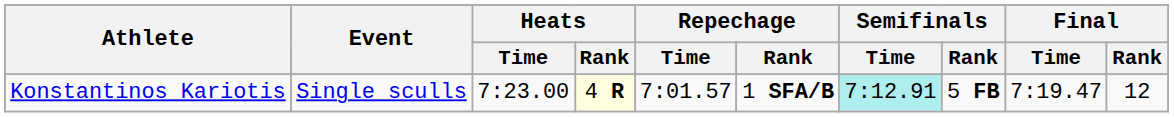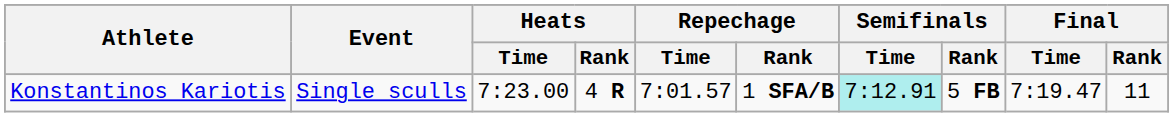(604, 92) lightyellow background -> (604, 92) no background
(1137, 92) 12 -> (1137, 92) 11
